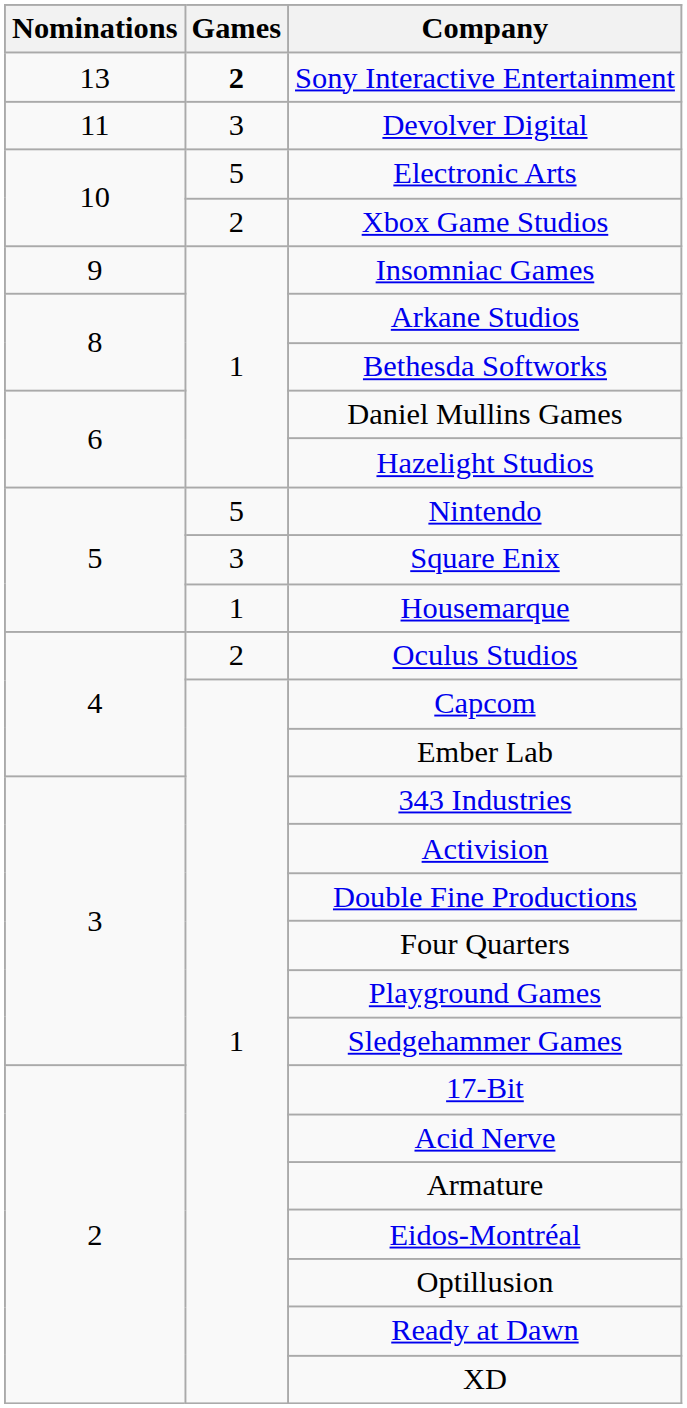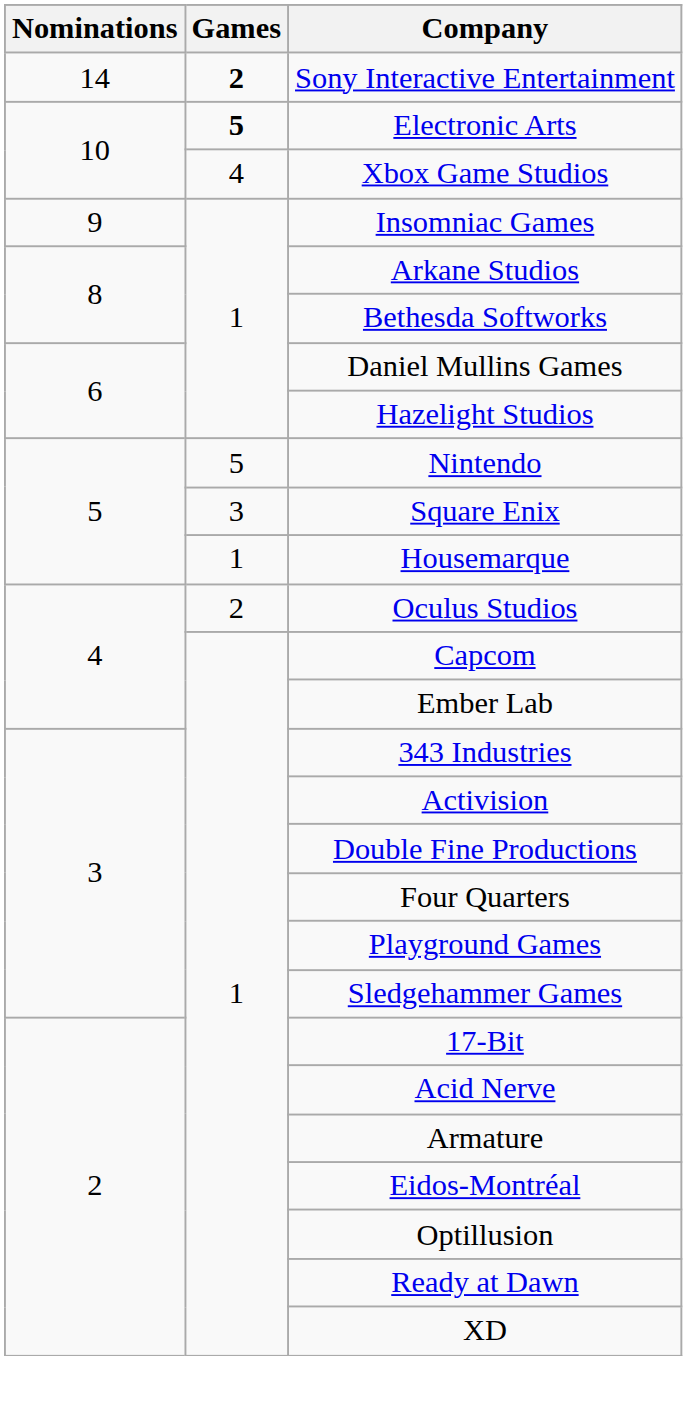(95, 76) 13 -> (95, 76) 14
- row: (485, 125)
(236, 173) normal -> (236, 125) bold
(236, 221) 2 -> (236, 173) 4
